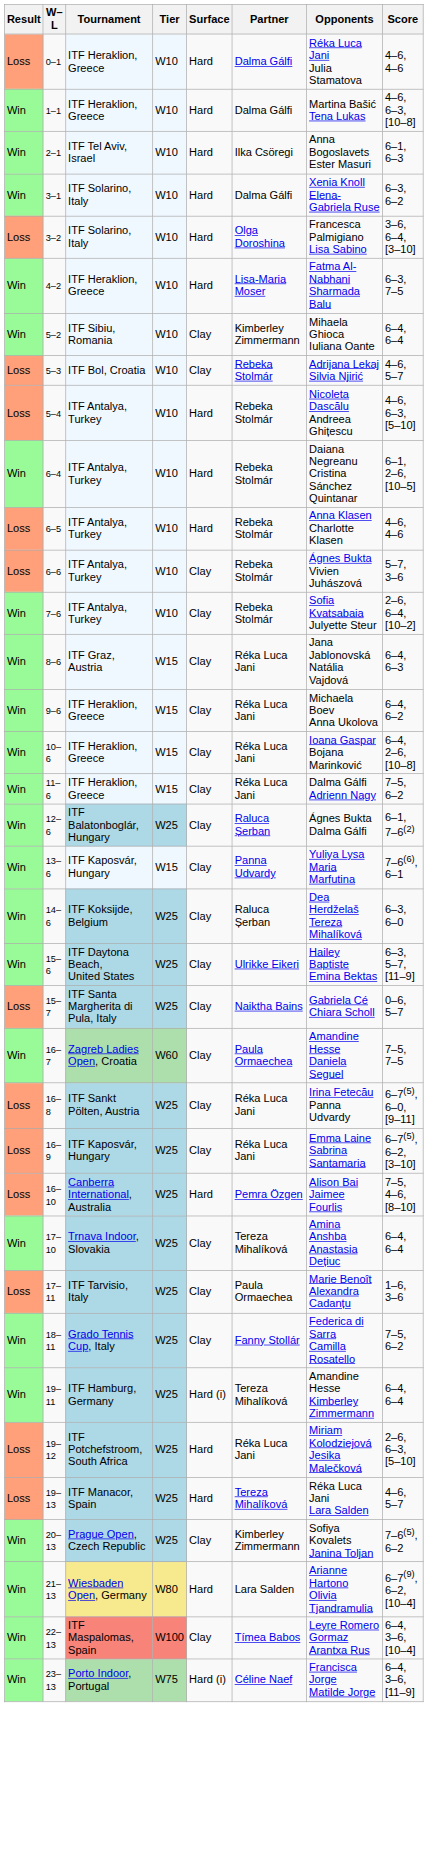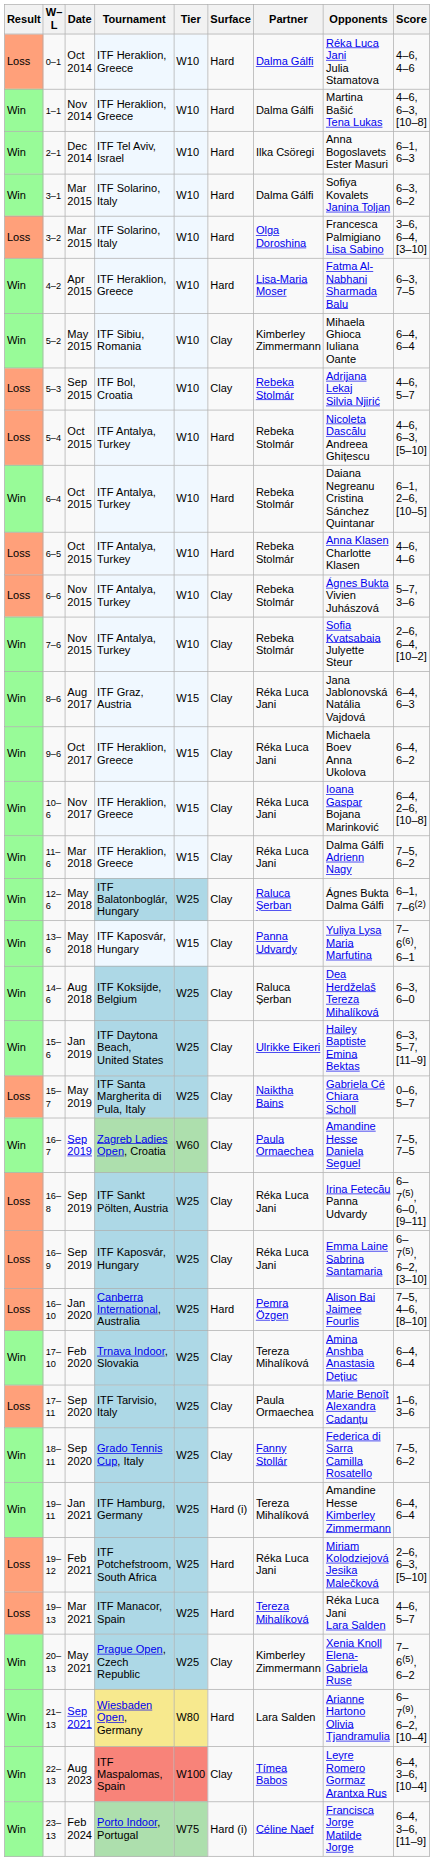+ column: (80, 19)
(344, 195) Xenia Knoll Elena-Gabriela Ruse -> (358, 195) Sofiya Kovalets Janina Toljan
(341, 1540) Sofiya Kovalets Janina Toljan -> (354, 1661) Xenia Knoll Elena-Gabriela Ruse
